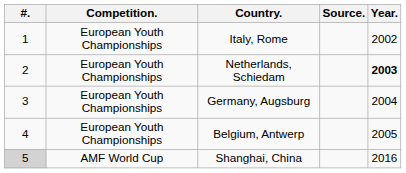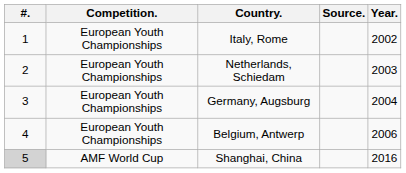(384, 70) bold -> (384, 70) normal
(384, 133) 2005 -> (384, 133) 2006
